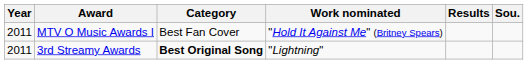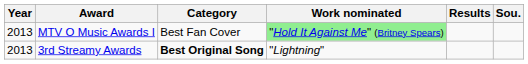(19, 31) 2011 -> (20, 31) 2013
(356, 31) no background -> (356, 31) lightgreen background
(19, 50) 2011 -> (20, 50) 2013
